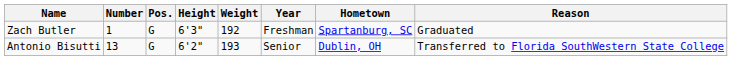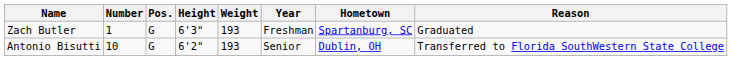(230, 30) 192 -> (230, 30) 193
(112, 47) 13 -> (112, 47) 10
